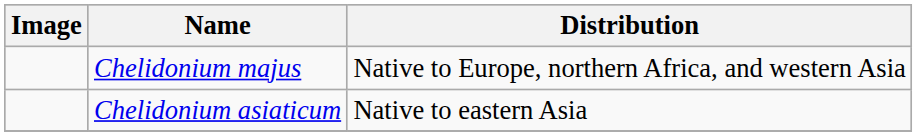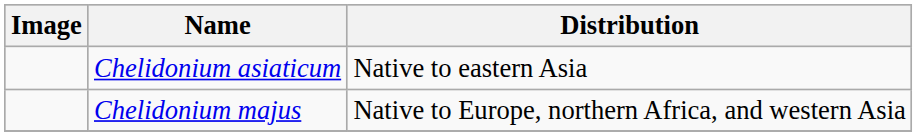rows swapped: (198, 67) <-> (218, 109)
